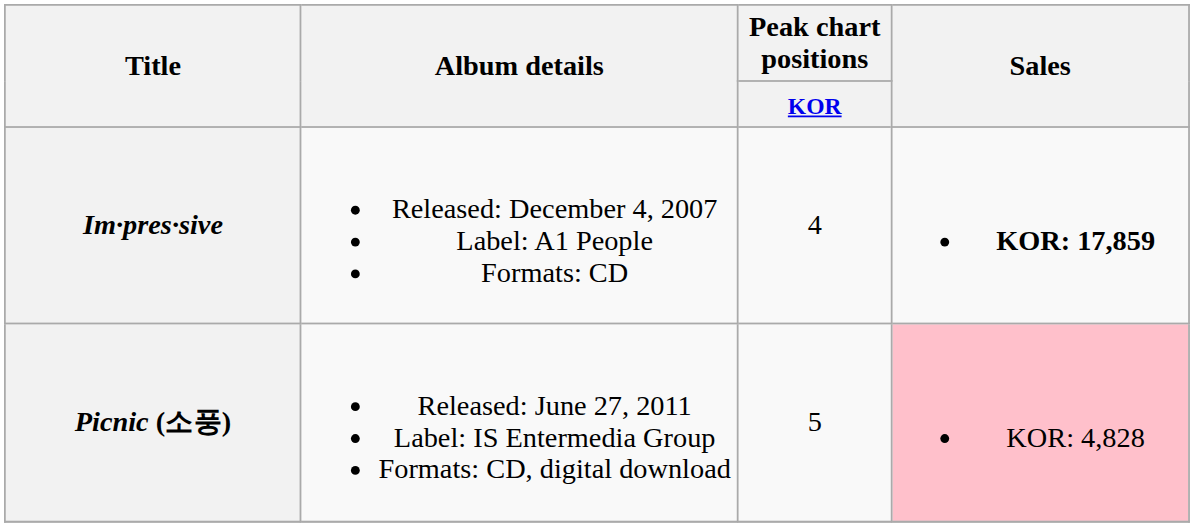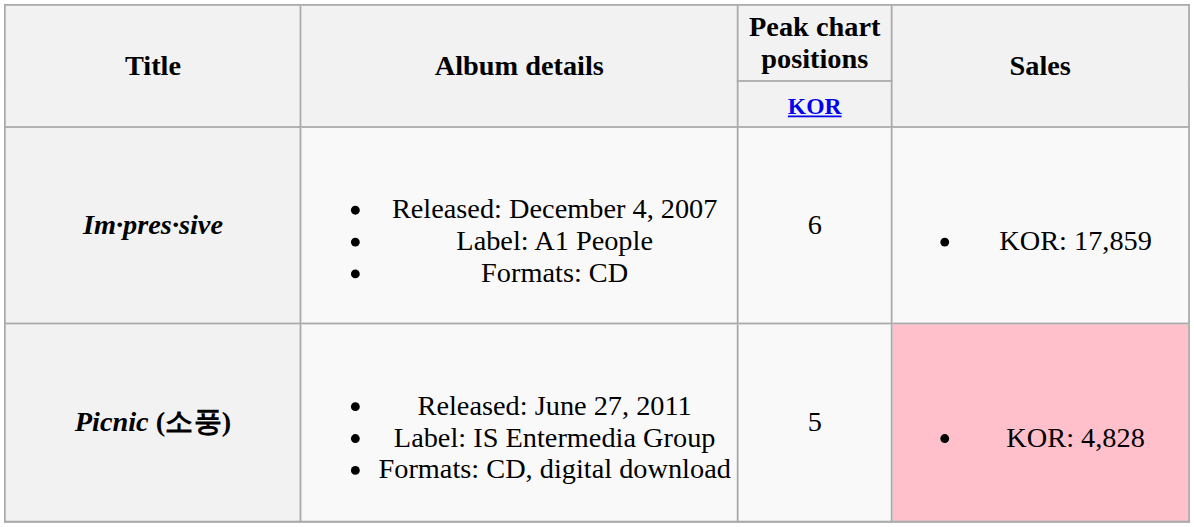(815, 224) 4 -> (815, 224) 6
(1040, 241) bold -> (1040, 241) normal
